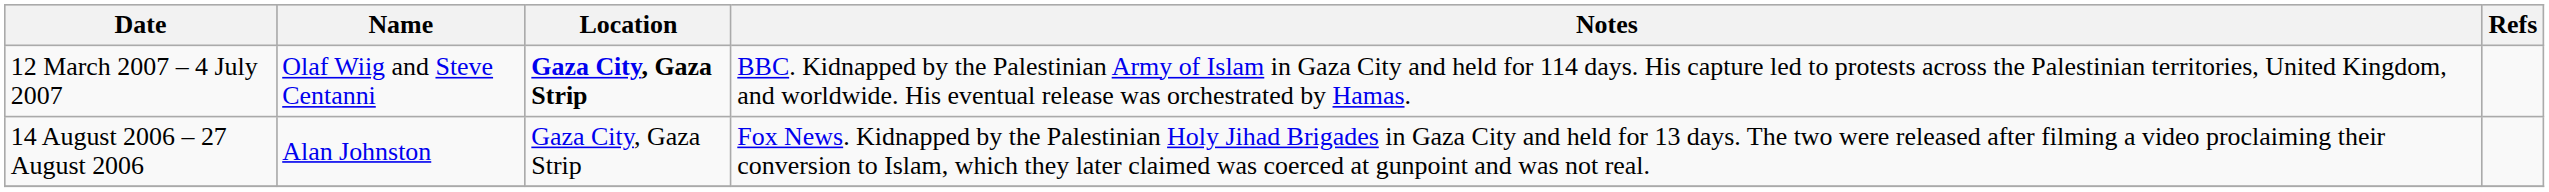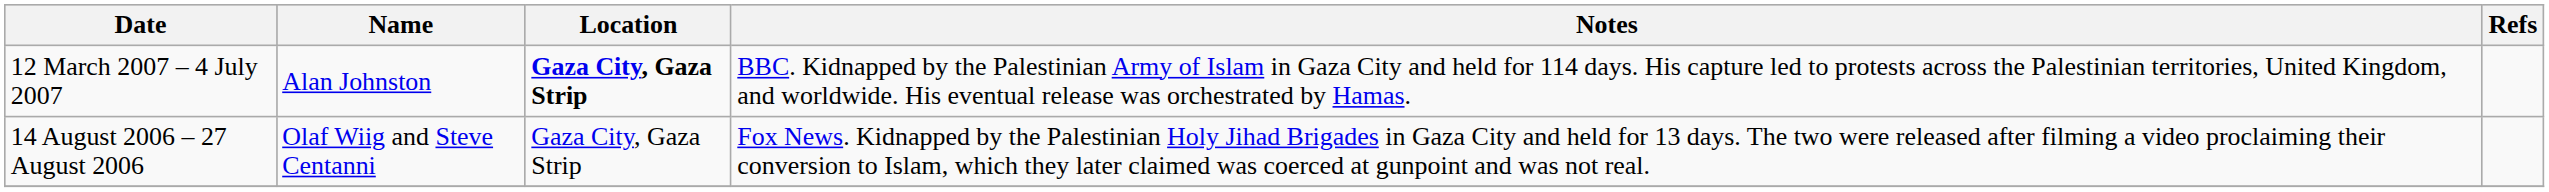(388, 80) Olaf Wiig and Steve Centanni -> (357, 80) Alan Johnston
(357, 151) Alan Johnston -> (388, 151) Olaf Wiig and Steve Centanni
